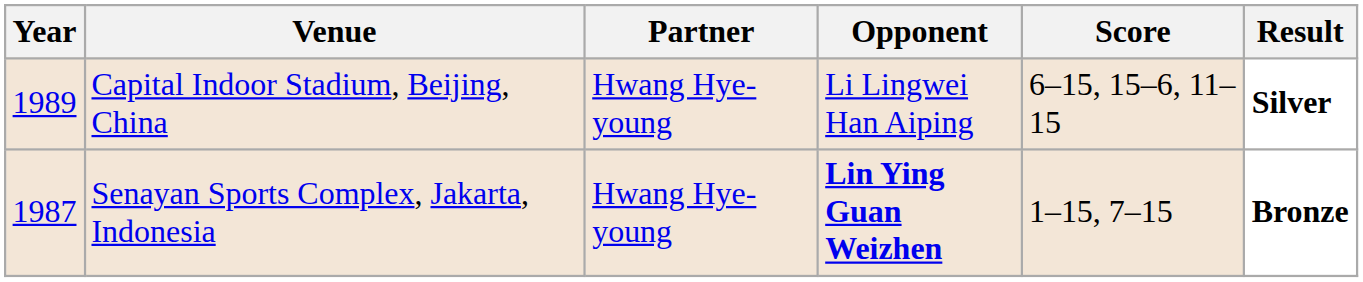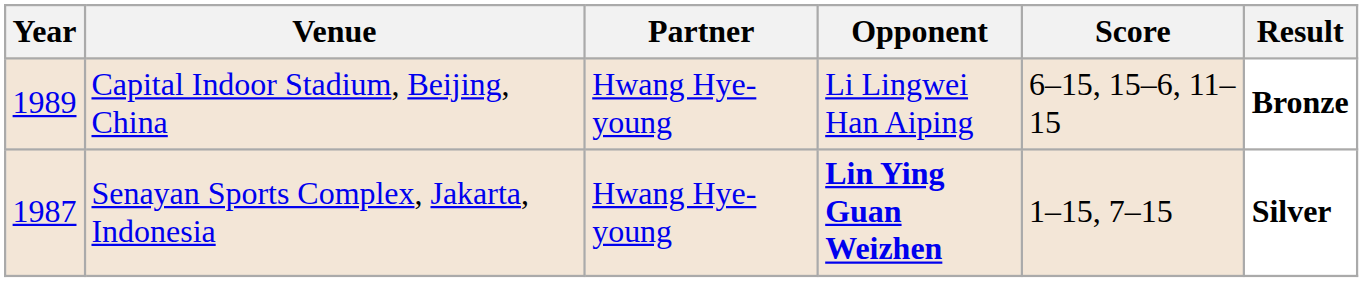(1292, 102) Silver -> (1300, 102) Bronze
(1300, 212) Bronze -> (1292, 212) Silver
